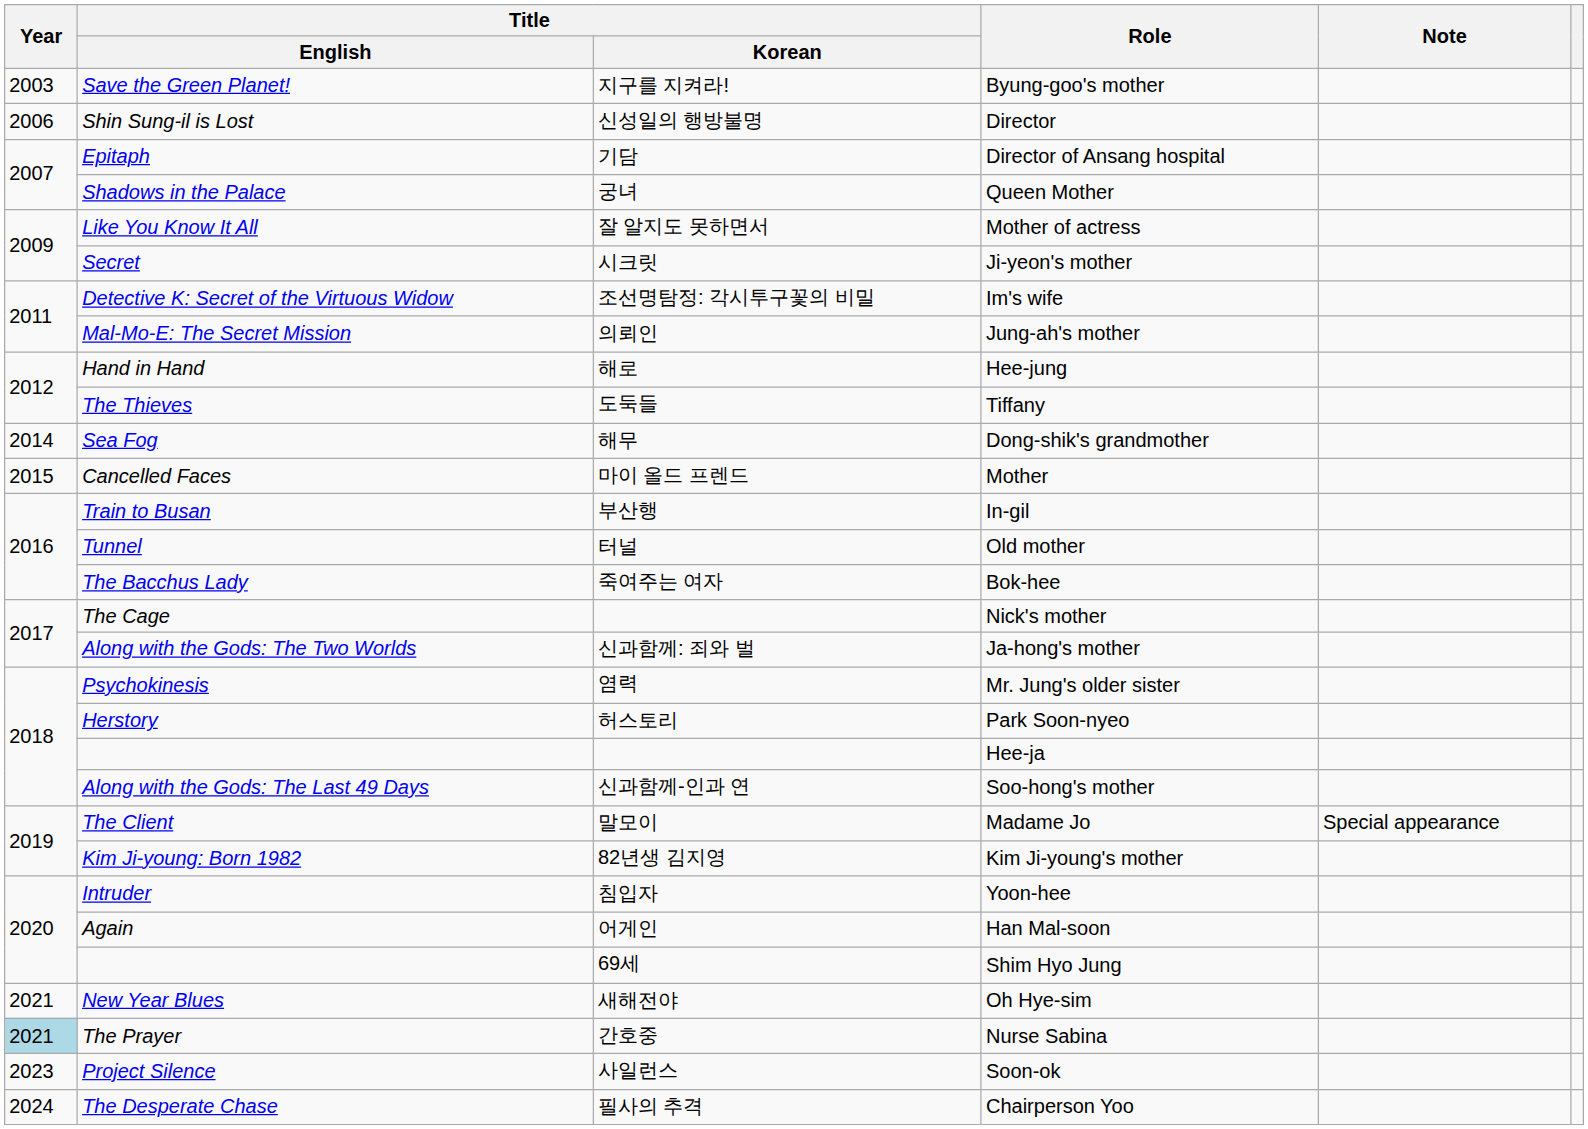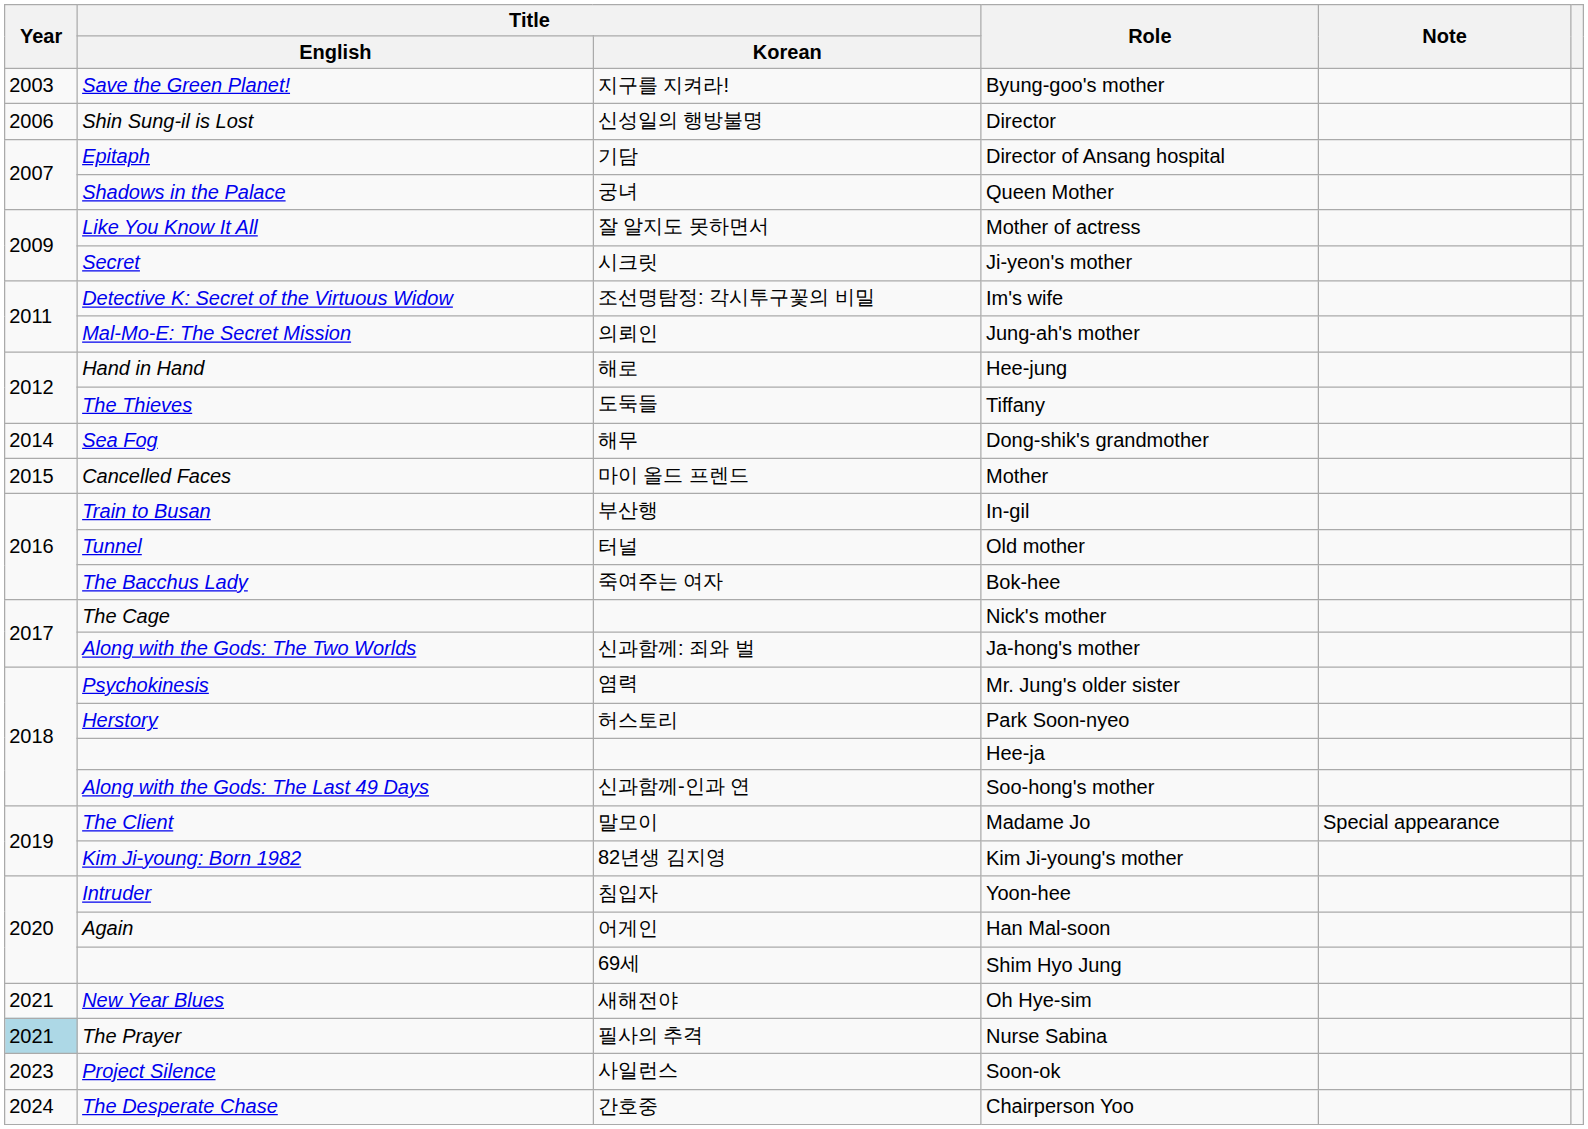(628, 1035) 간호중 -> (651, 1035) 필사의 추격
(651, 1106) 필사의 추격 -> (628, 1106) 간호중
